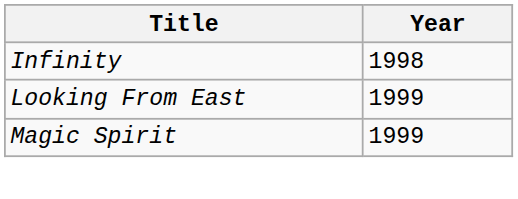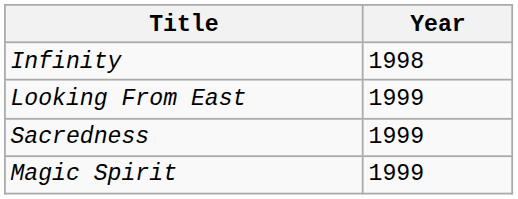+ row: (80, 137)
